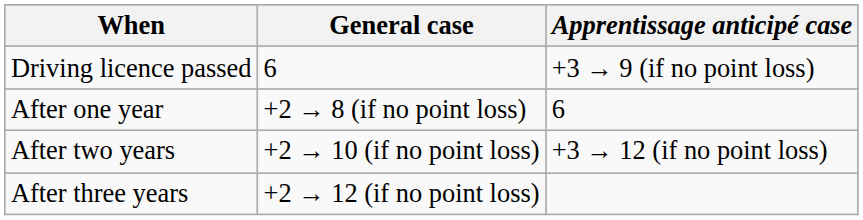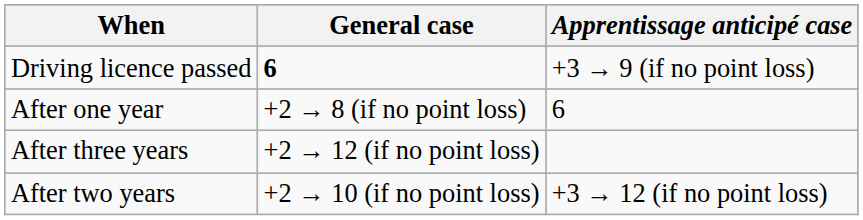(270, 67) normal -> (270, 67) bold
rows swapped: (93, 151) <-> (100, 192)
